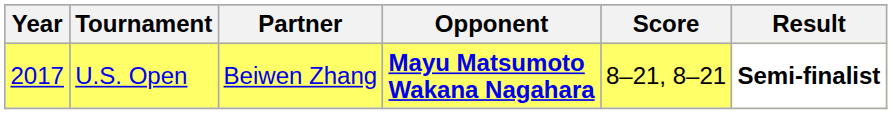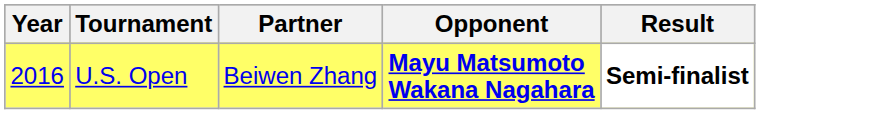- column: (666, 24)
(37, 76) 2017 -> (37, 76) 2016
